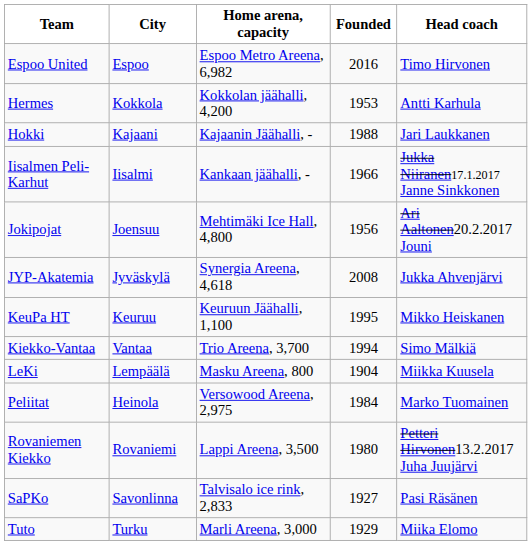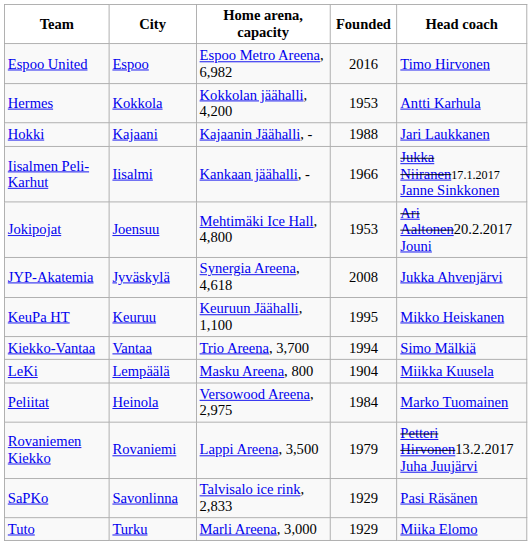(363, 229) 1956 -> (363, 229) 1953
(363, 450) 1980 -> (363, 450) 1979
(363, 497) 1927 -> (363, 497) 1929
